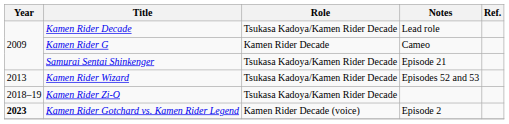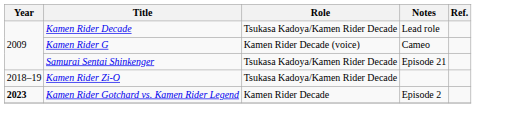(286, 45) Kamen Rider Decade -> (302, 45) Kamen Rider Decade (voice)
- row: (88, 78)
(302, 111) Kamen Rider Decade (voice) -> (286, 95) Kamen Rider Decade
